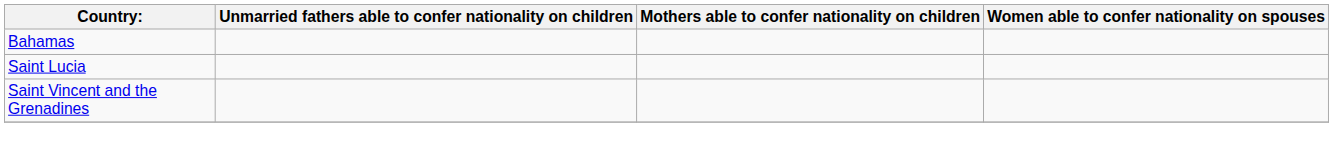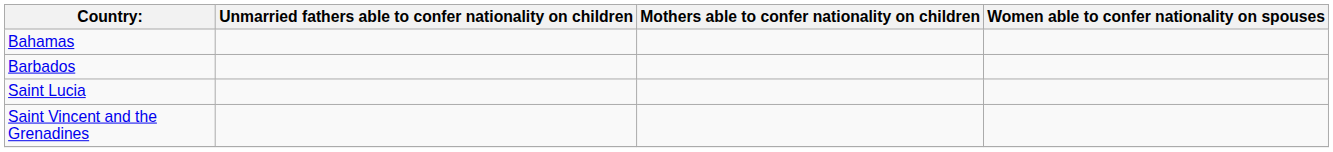+ row: (42, 66)
